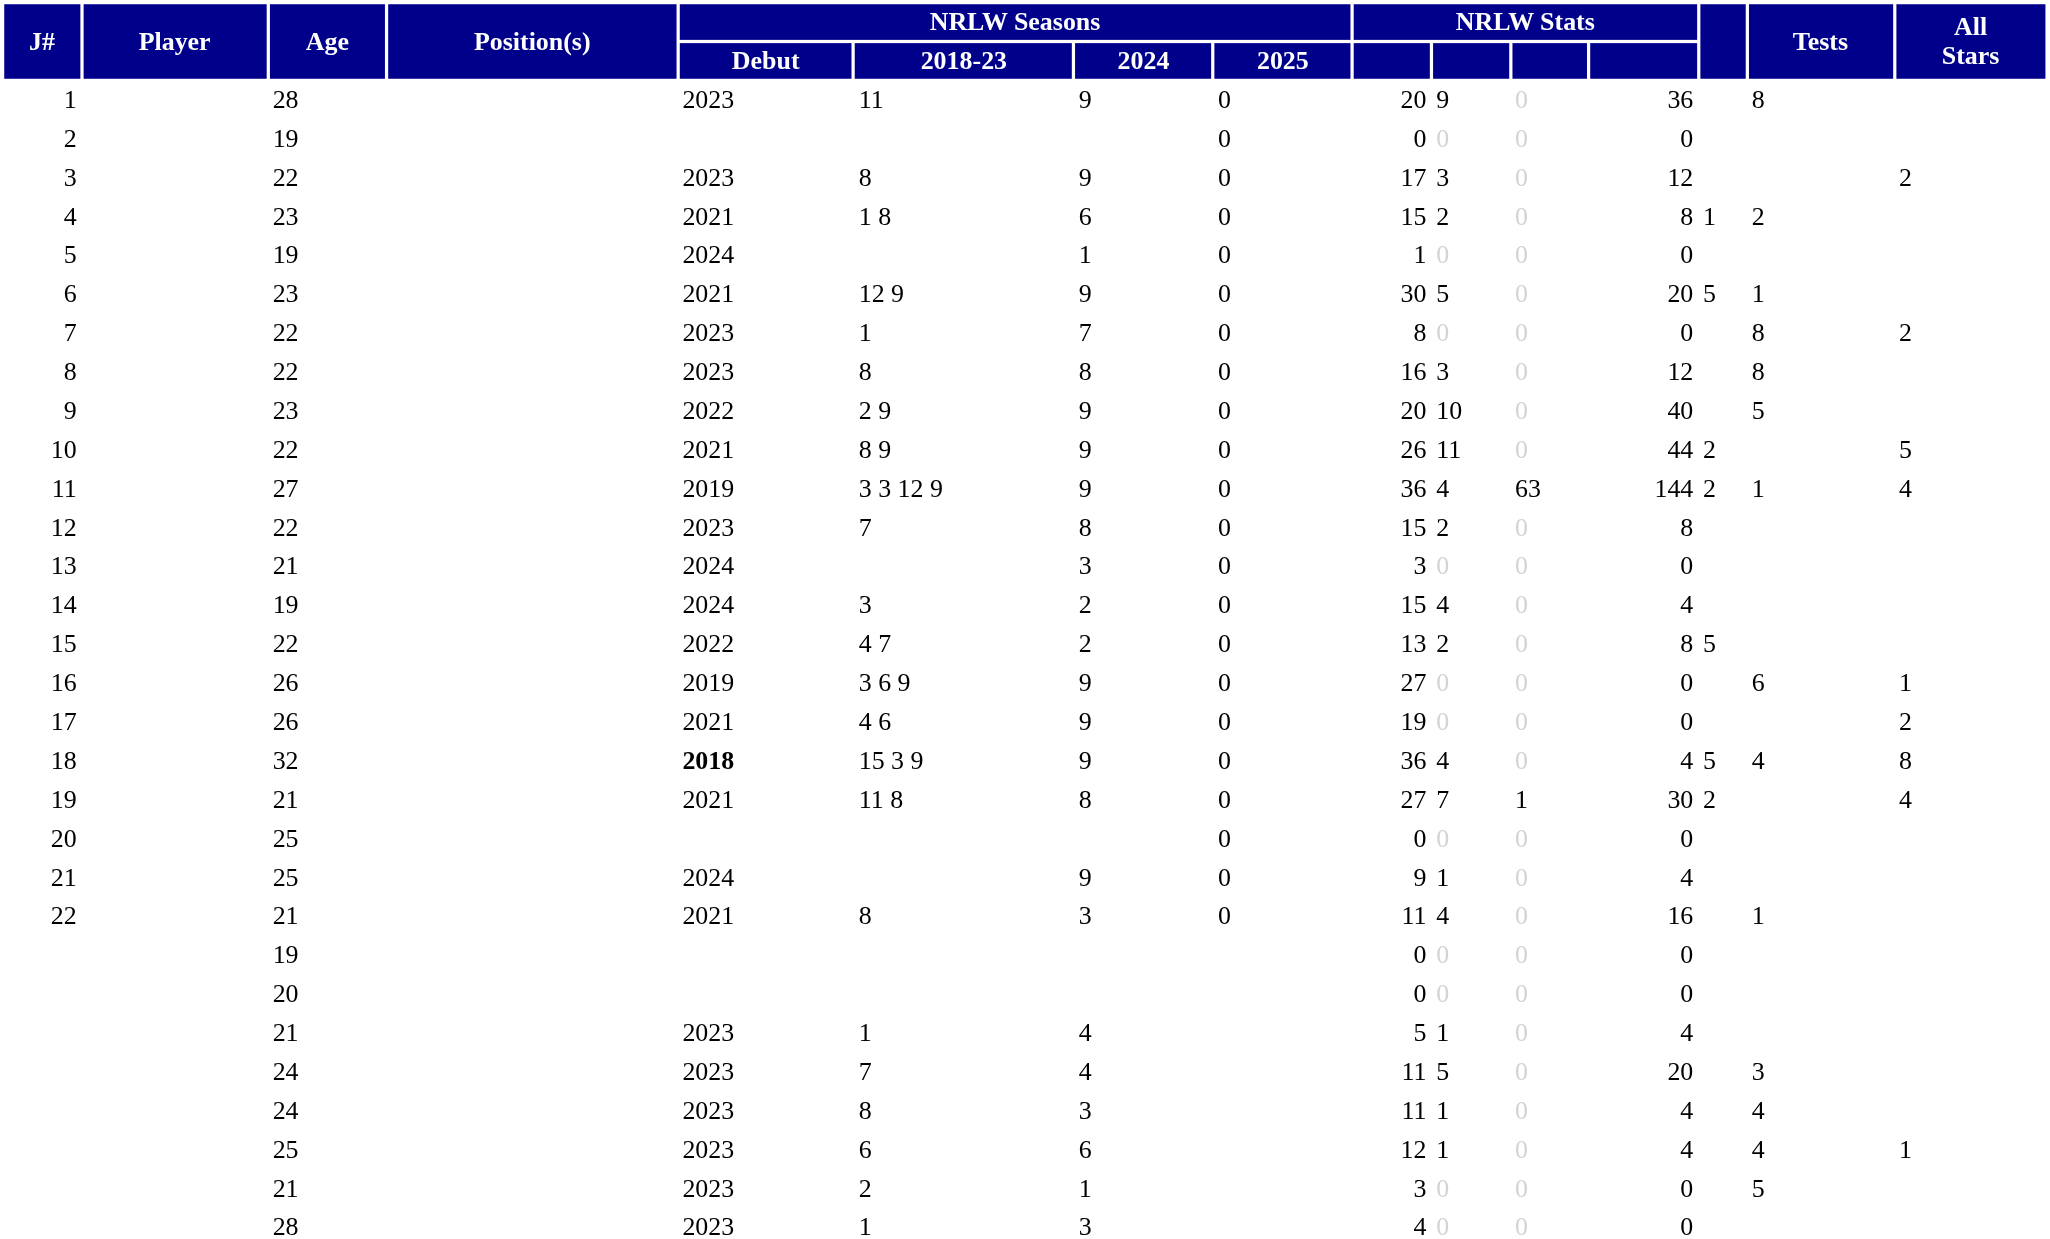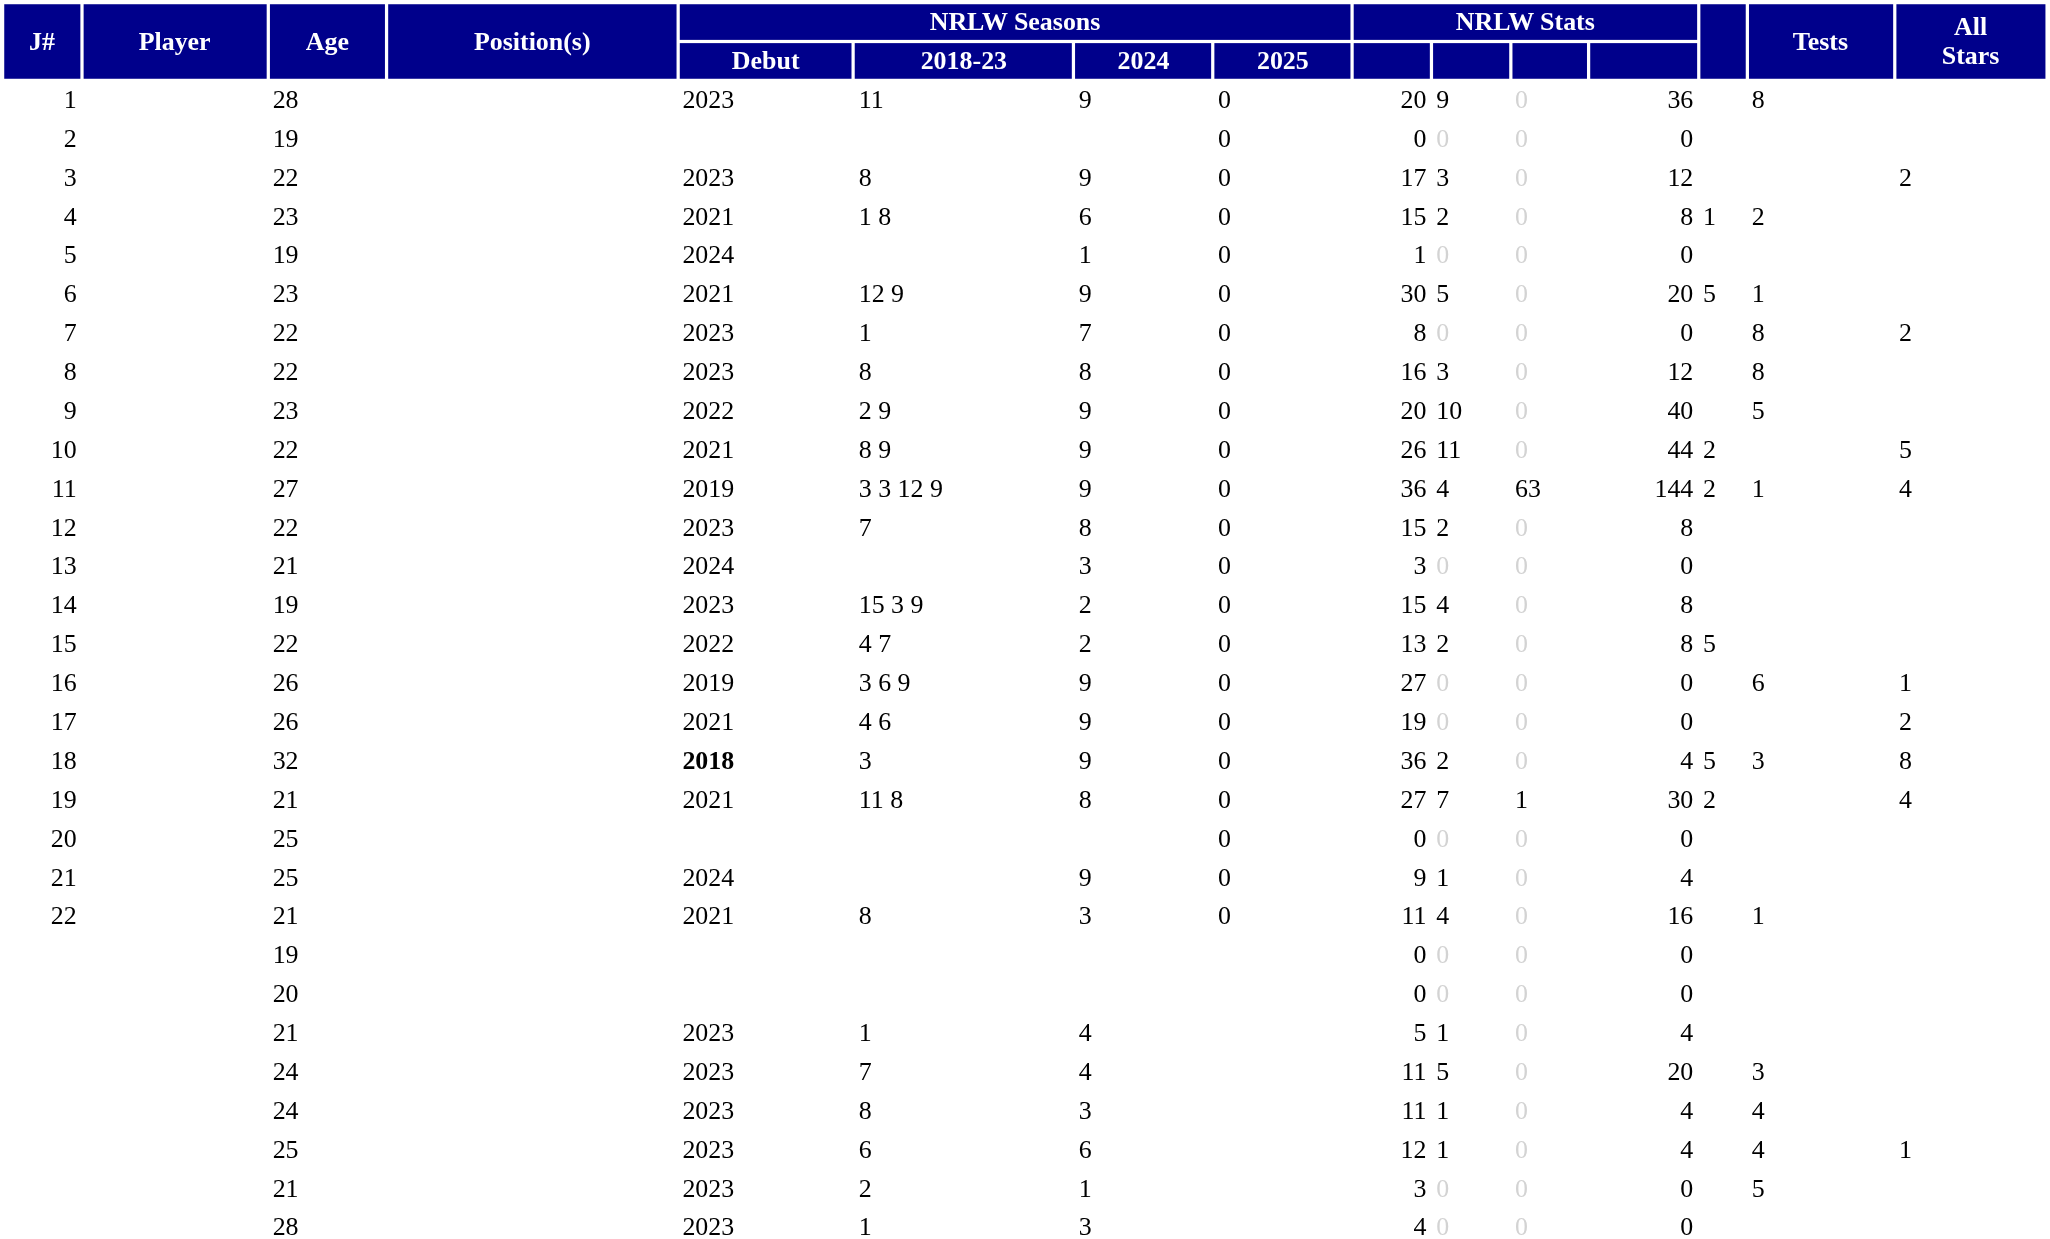(708, 604) 2024 -> (708, 604) 2023
(865, 604) 3 -> (891, 604) 15 3 9
(1687, 604) 4 -> (1687, 604) 8
(891, 760) 15 3 9 -> (865, 760) 3
(1443, 760) 4 -> (1443, 760) 2
(1758, 760) 4 -> (1758, 760) 3
